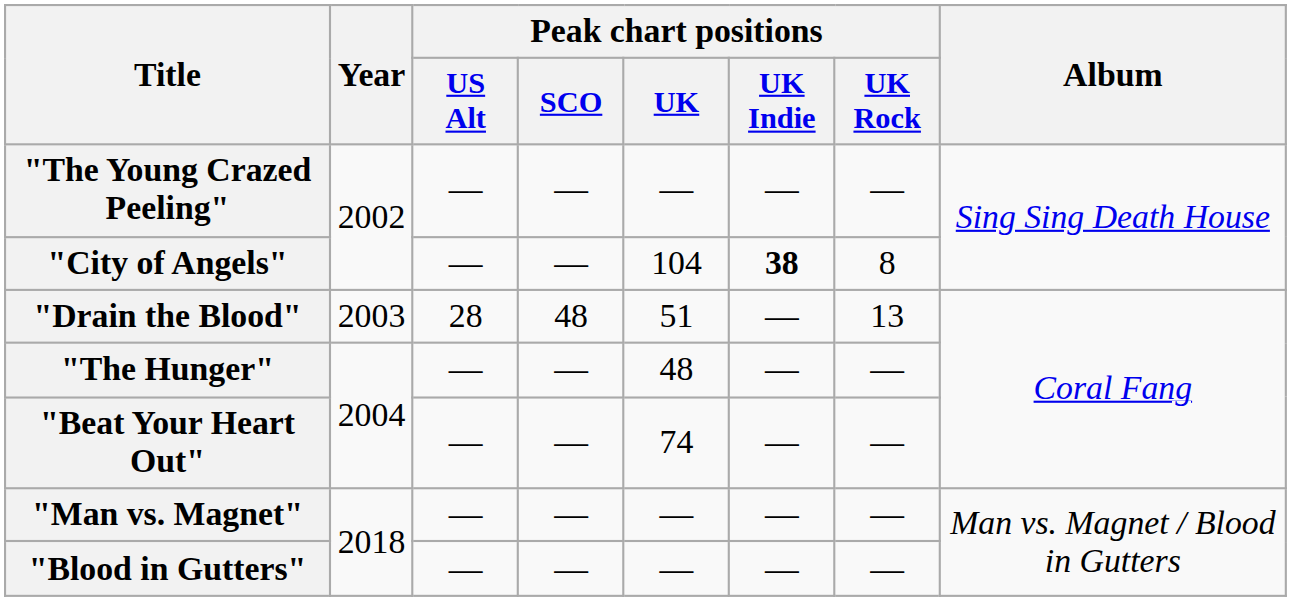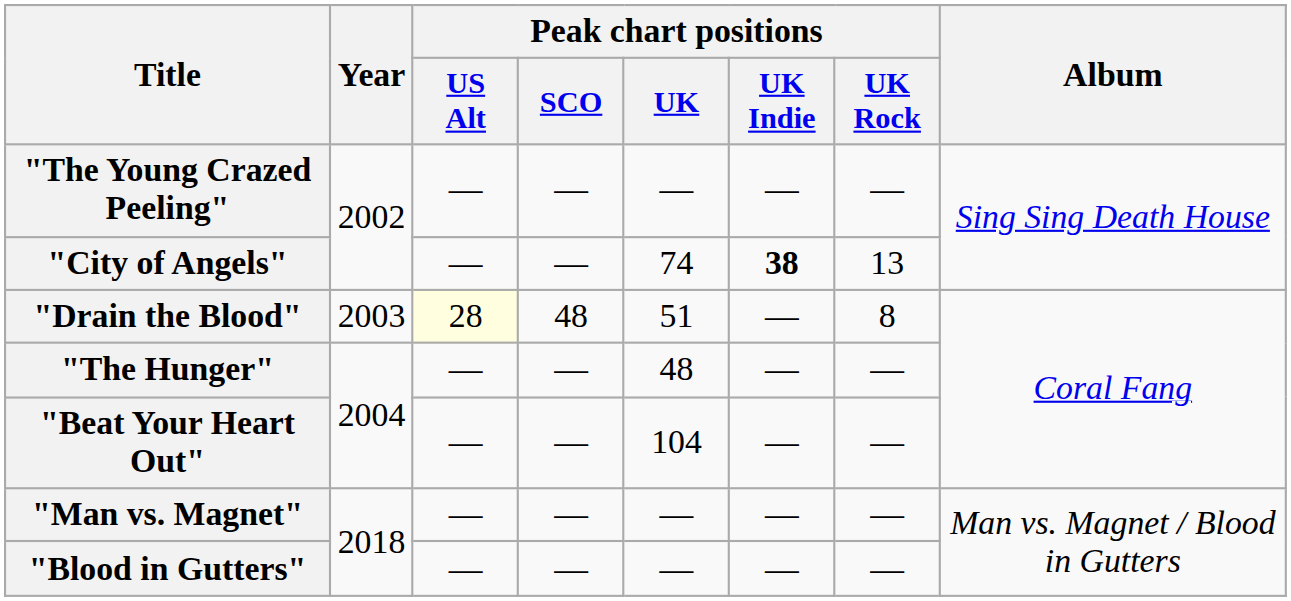(676, 262) 104 -> (676, 262) 74
(887, 262) 8 -> (887, 262) 13
(466, 315) no background -> (466, 315) lightyellow background
(887, 315) 13 -> (887, 315) 8
(676, 441) 74 -> (676, 441) 104
